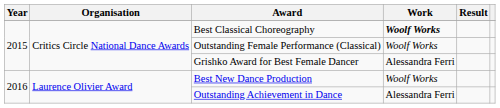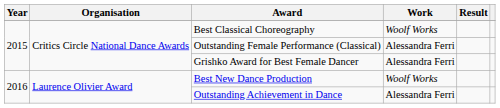(413, 29) bold -> (412, 29) normal
(412, 45) Woolf Works -> (420, 45) Alessandra Ferri
